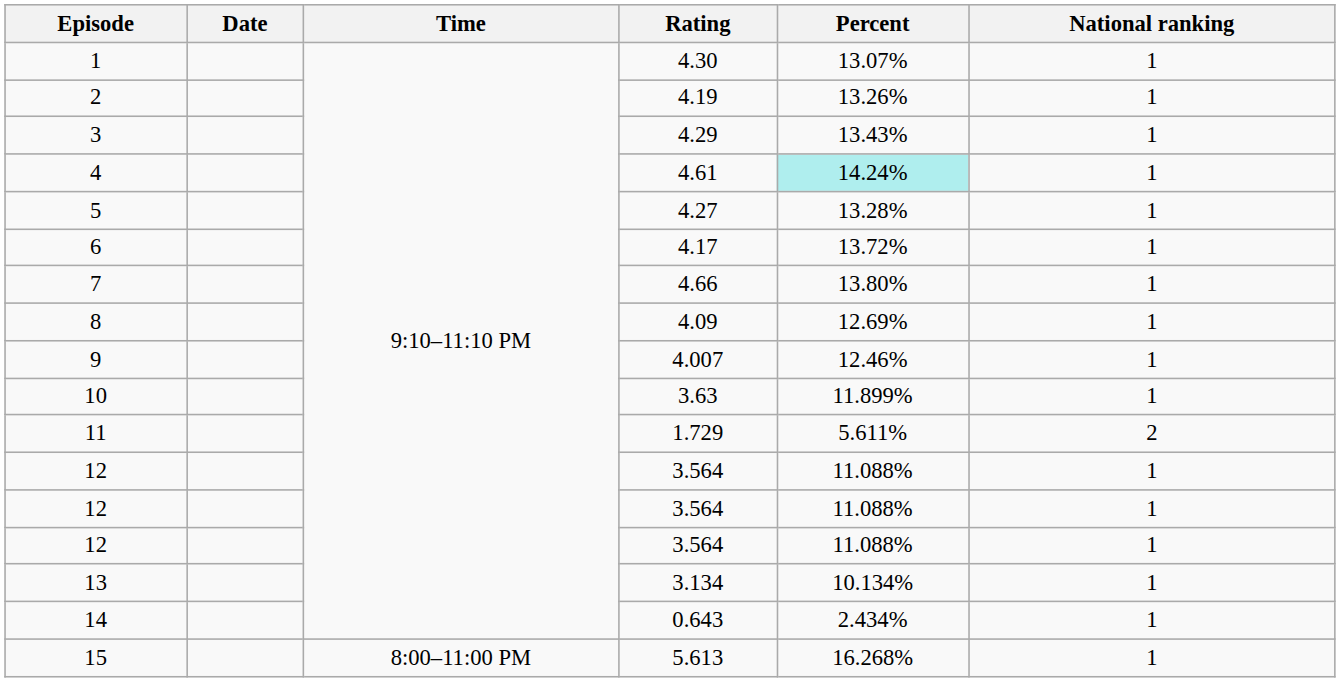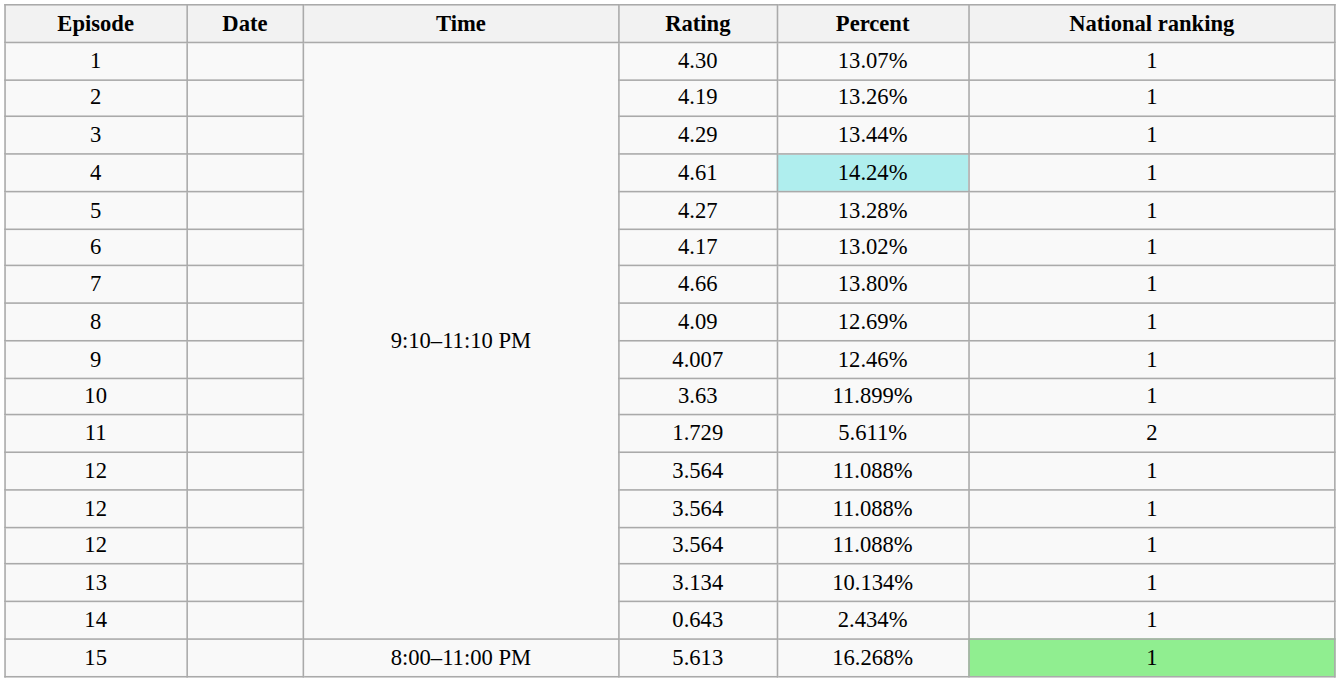(873, 135) 13.43% -> (873, 135) 13.44%
(873, 247) 13.72% -> (873, 247) 13.02%
(1152, 657) no background -> (1152, 657) lightgreen background
